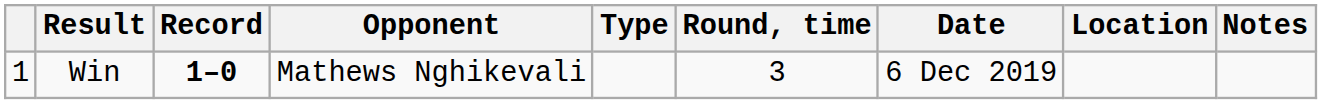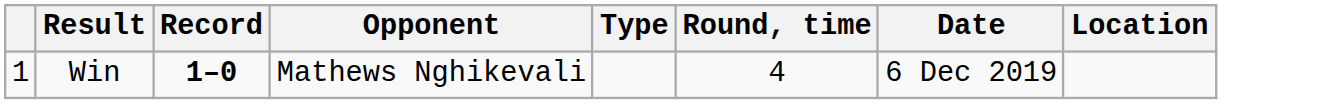- column: (1265, 29)
(777, 75) 3 -> (777, 75) 4
